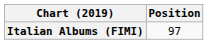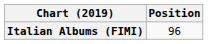(175, 31) 97 -> (175, 31) 96
